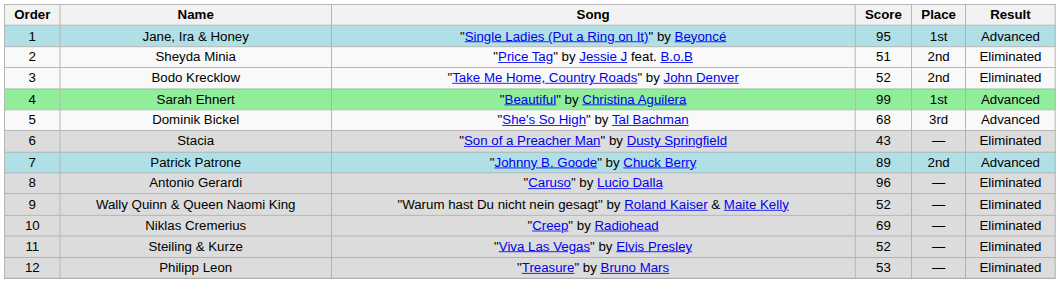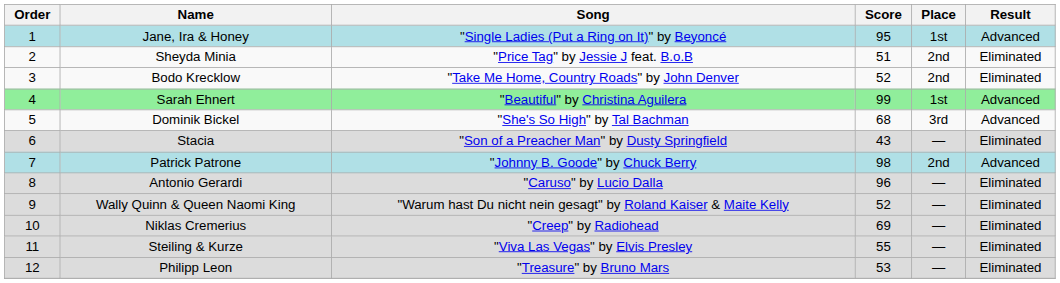(883, 162) 89 -> (883, 162) 98
(883, 246) 52 -> (883, 246) 55
